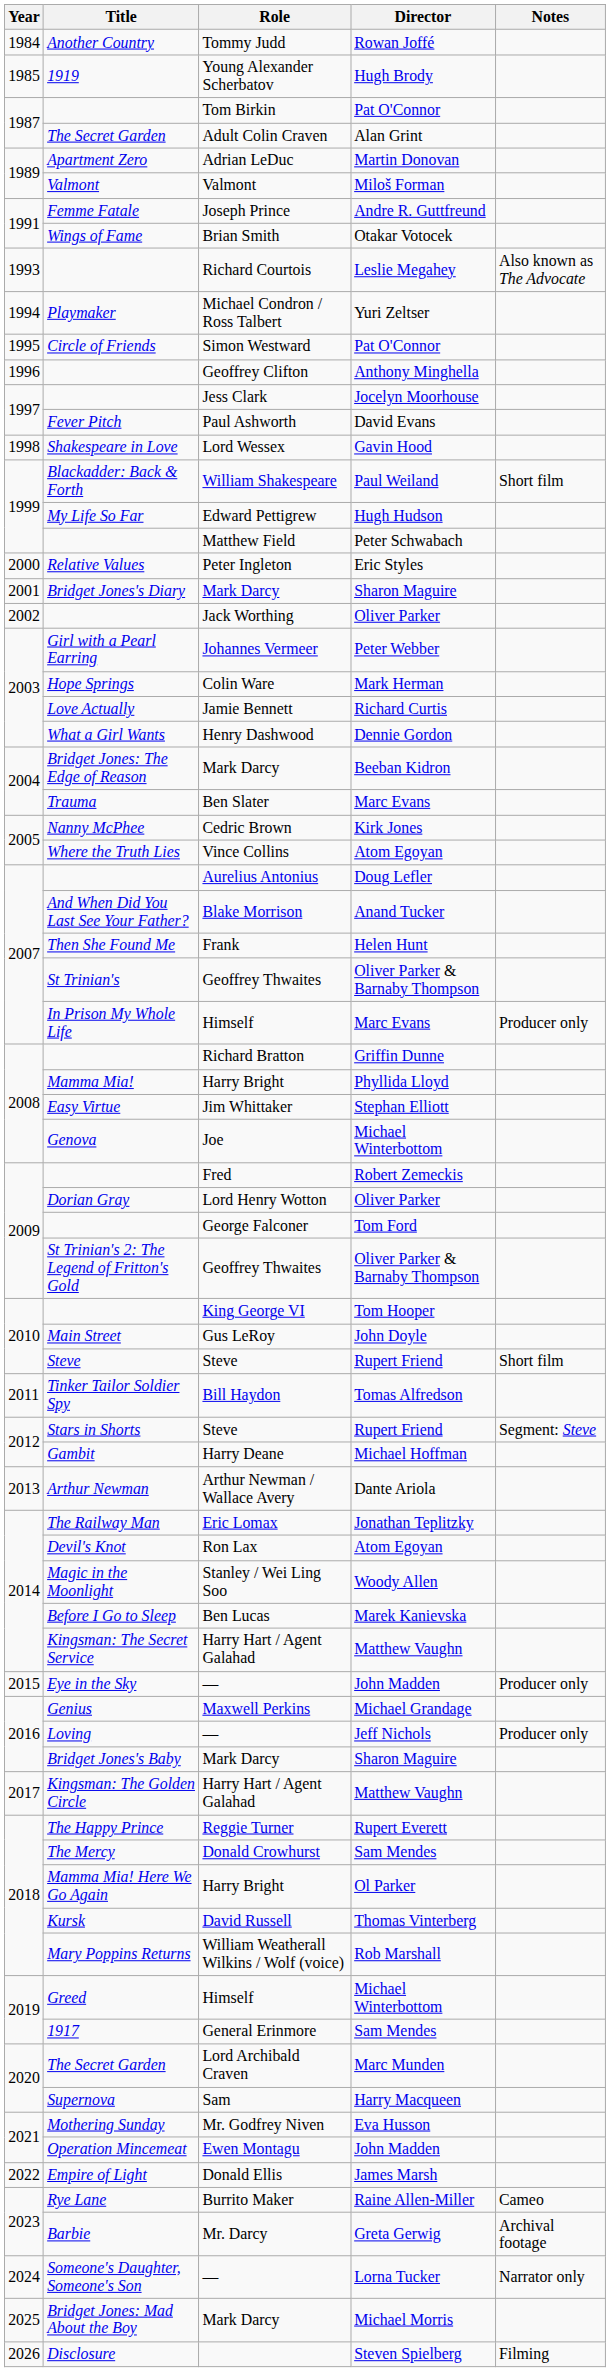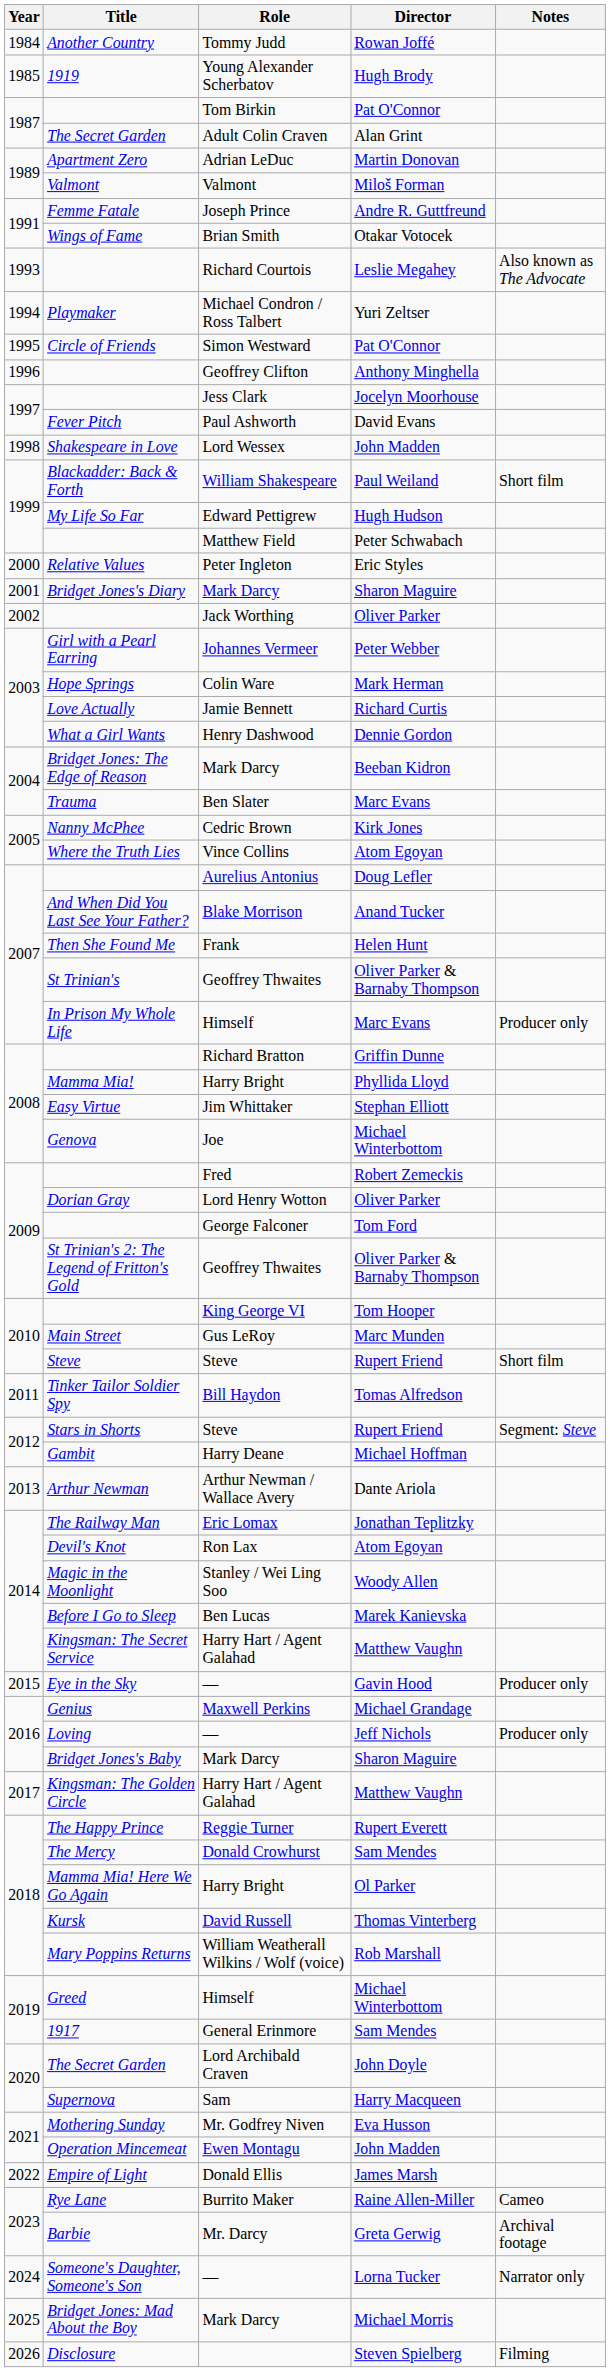(393, 447) Gavin Hood -> (397, 447) John Madden
(390, 1336) John Doyle -> (399, 1336) Marc Munden
(397, 1683) John Madden -> (393, 1683) Gavin Hood
(399, 2065) Marc Munden -> (390, 2065) John Doyle
